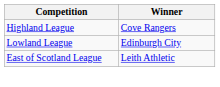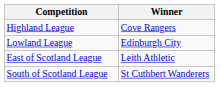+ row: (57, 74)
